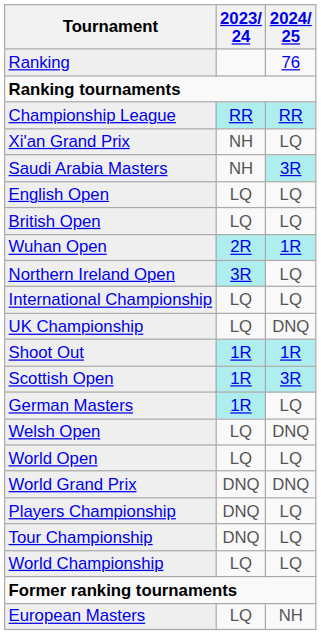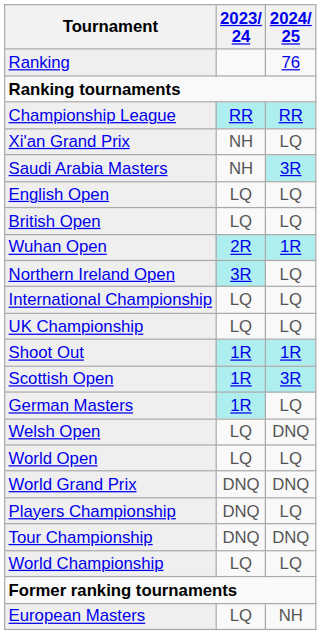(291, 326) DNQ -> (291, 326) LQ
(291, 537) LQ -> (291, 537) DNQ
